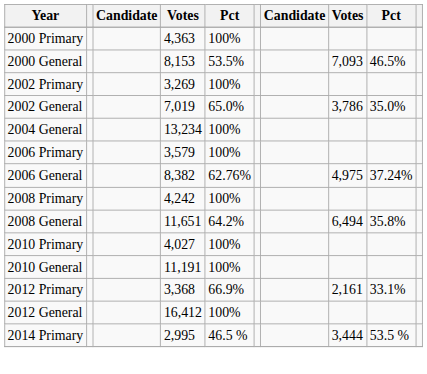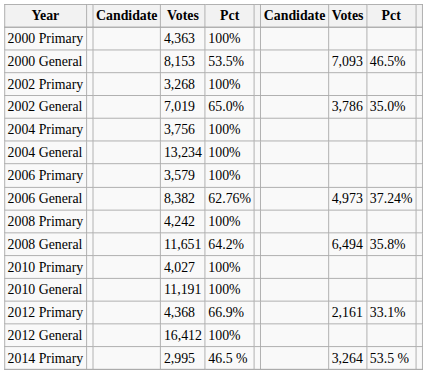(179, 84) 3,269 -> (179, 84) 3,268
+ row: (45, 129)
(347, 175) 4,975 -> (347, 198) 4,973
(179, 289) 3,368 -> (179, 312) 4,368
(347, 335) 3,444 -> (347, 358) 3,264
